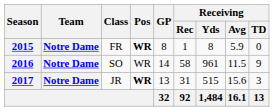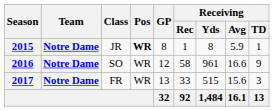(116, 47) FR -> (116, 47) JR
(259, 47) 0 -> (259, 47) 1
(164, 64) 14 -> (164, 64) 12
(237, 64) 11.5 -> (237, 64) 16.6
(116, 81) JR -> (116, 81) FR
(142, 81) bold -> (142, 81) normal
(185, 81) 31 -> (185, 81) 33
